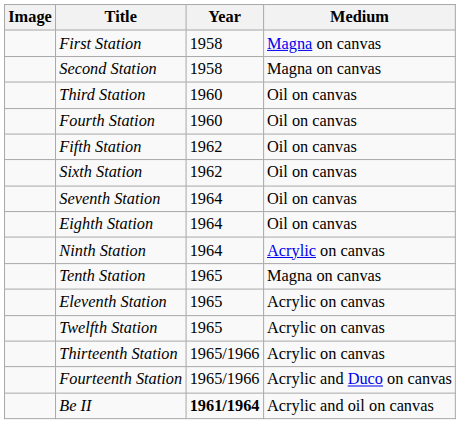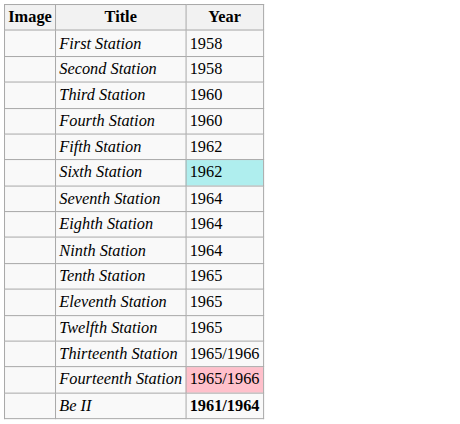- column: (359, 17)
(206, 172) no background -> (206, 172) paleturquoise background
(225, 379) no background -> (225, 379) pink background
